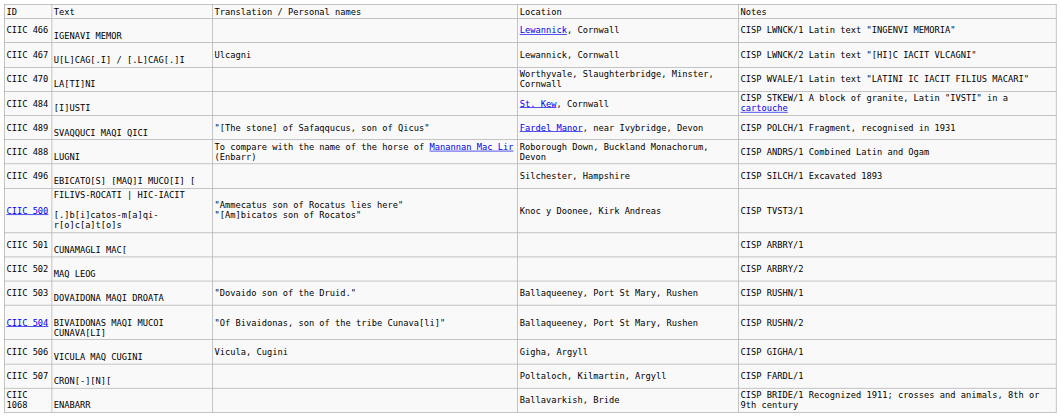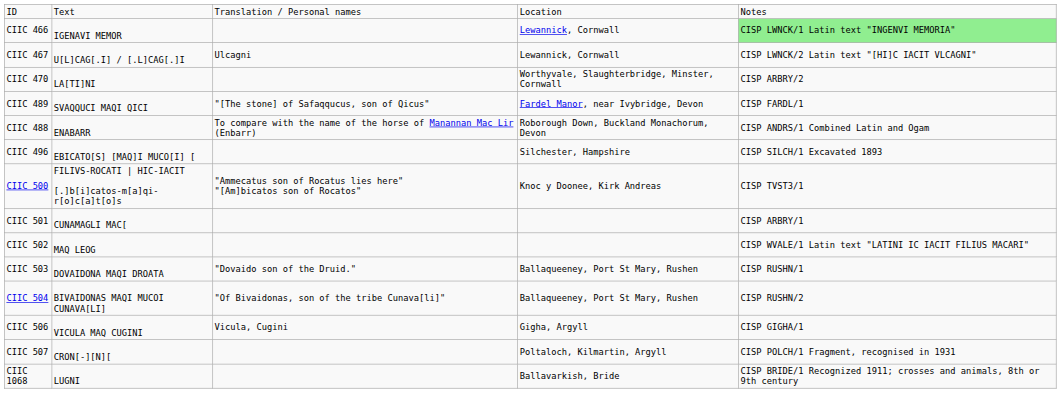(848, 31) no background -> (848, 31) lightgreen background
(885, 79) CISP WVALE/1 Latin text "LATINI IC IACIT FILIUS MACARI" -> (772, 79) CISP ARBRY/2
- row: (27, 103)
(848, 128) CISP POLCH/1 Fragment, recognised in 1931 -> (772, 103) CISP FARDL/1
(67, 157) LUGNI -> (72, 133) ENABARR
(772, 269) CISP ARBRY/2 -> (885, 245) CISP WVALE/1 Latin text "LATINI IC IACIT FILIUS MACARI"
(772, 376) CISP FARDL/1 -> (848, 352) CISP POLCH/1 Fragment, recognised in 1931
(72, 405) ENABARR -> (67, 381) LUGNI
